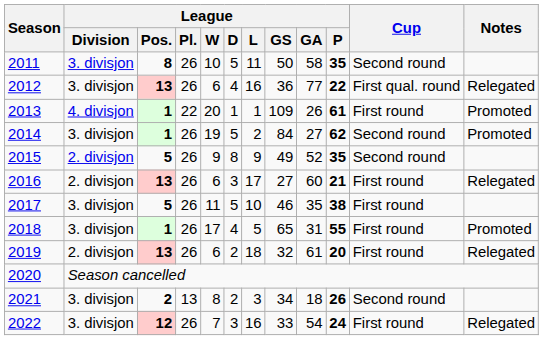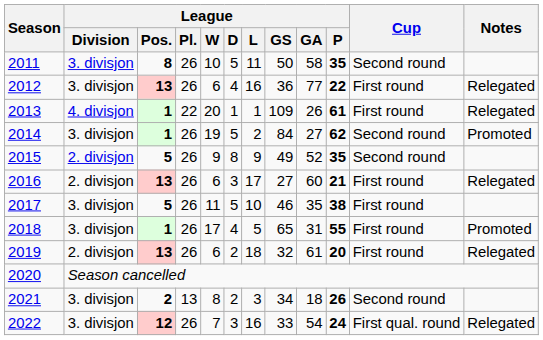(407, 87) First qual. round -> (388, 87) First round
(499, 110) Promoted -> (501, 110) Relegated
(388, 323) First round -> (407, 323) First qual. round
